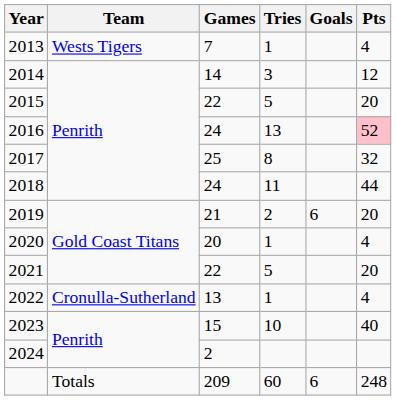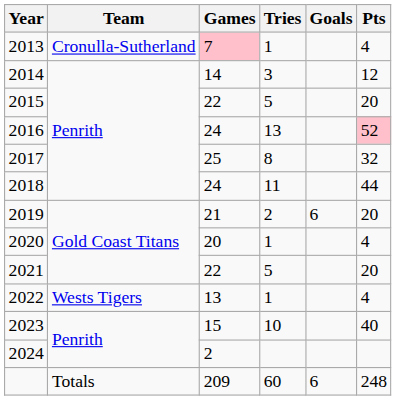(97, 46) Wests Tigers -> (124, 46) Cronulla-Sutherland
(208, 46) no background -> (208, 46) pink background
(124, 297) Cronulla-Sutherland -> (97, 297) Wests Tigers
